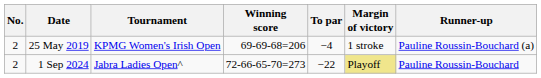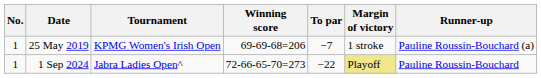(15, 45) 2 -> (15, 45) 1
(326, 45) −4 -> (326, 45) −7
(15, 64) 2 -> (15, 64) 1
